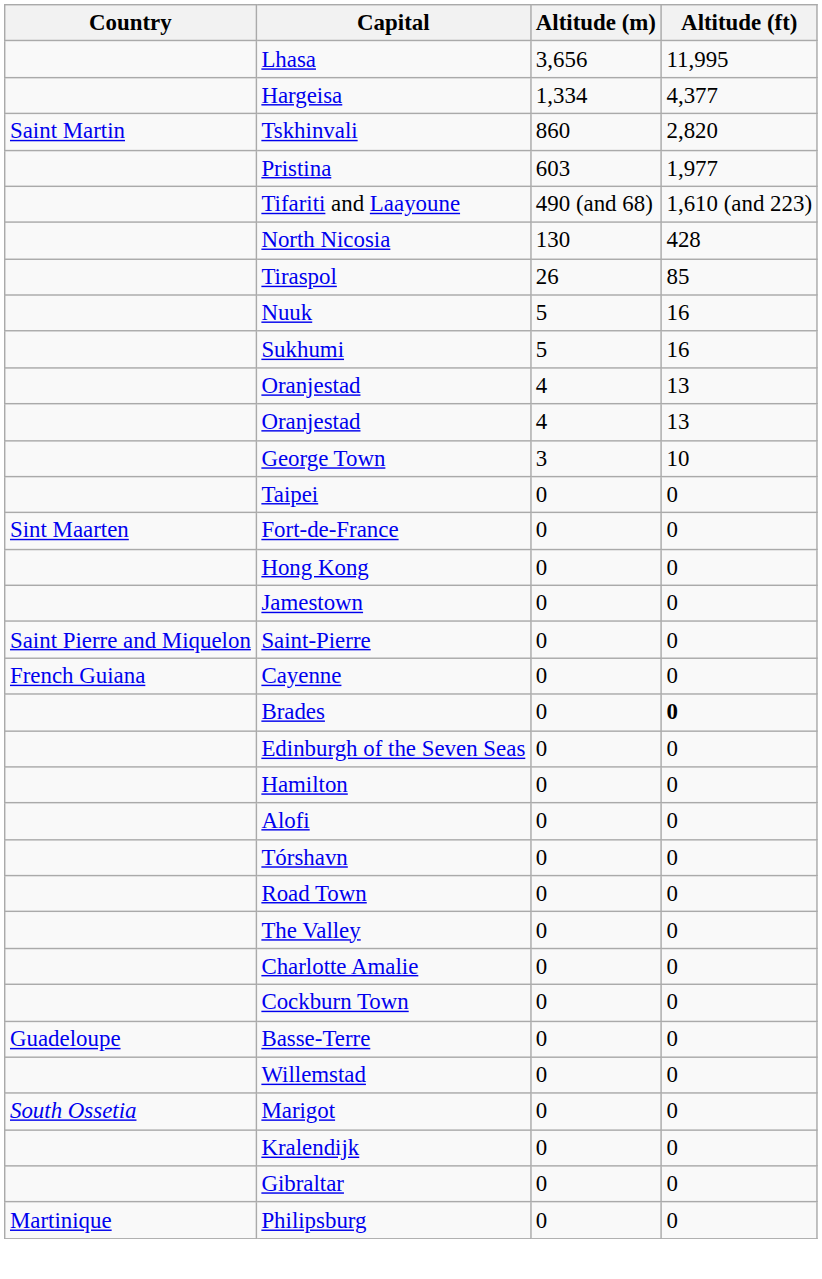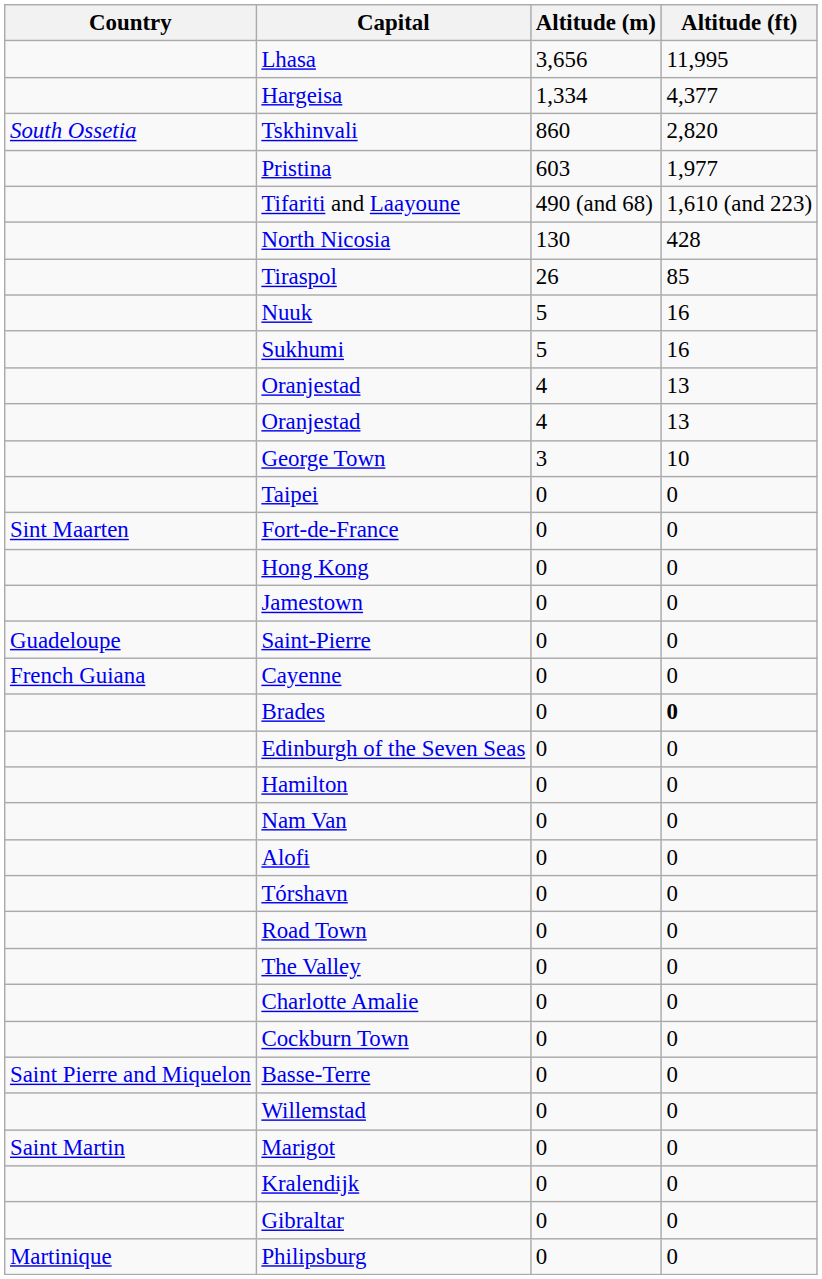(68, 131) Saint Martin -> (73, 131) South Ossetia
(130, 639) Saint Pierre and Miquelon -> (65, 639) Guadeloupe
+ row: (304, 820)
(65, 1038) Guadeloupe -> (130, 1074) Saint Pierre and Miquelon
(73, 1111) South Ossetia -> (68, 1147) Saint Martin
